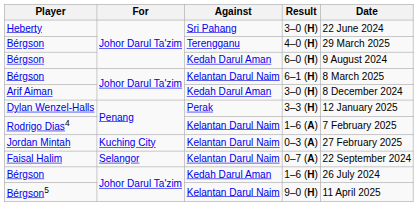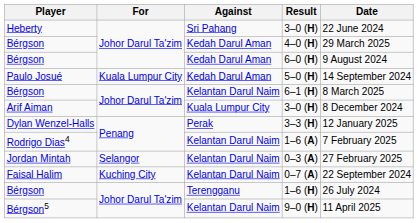(213, 44) Terengganu -> (229, 44) Kedah Darul Aman
+ row: (34, 76)
(229, 92) Kedah Darul Aman -> (228, 108) Kuala Lumpur City
(127, 143) Kuching City -> (119, 159) Selangor
(119, 159) Selangor -> (127, 175) Kuching City
(229, 175) Kedah Darul Aman -> (213, 191) Terengganu
